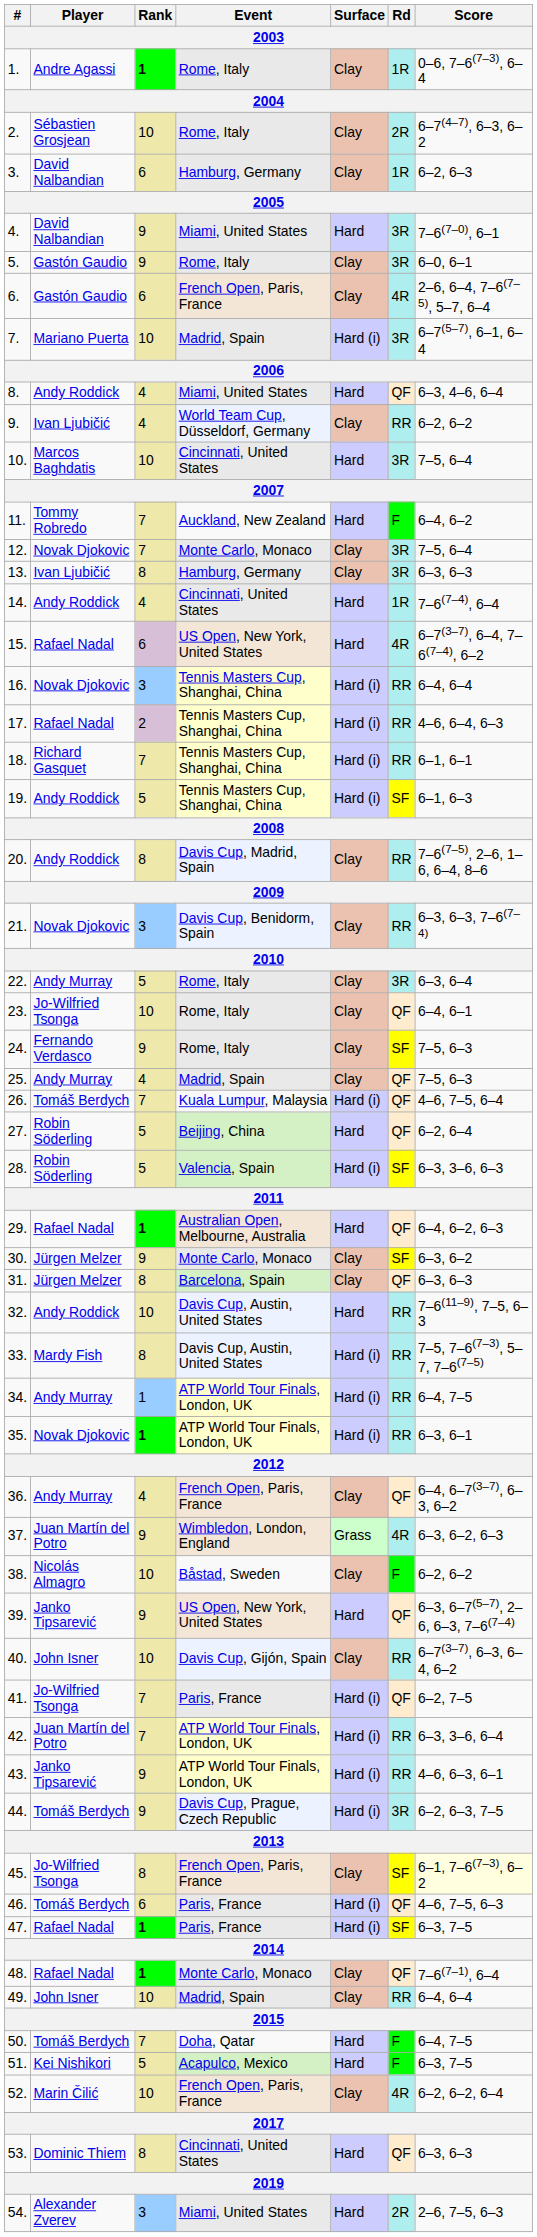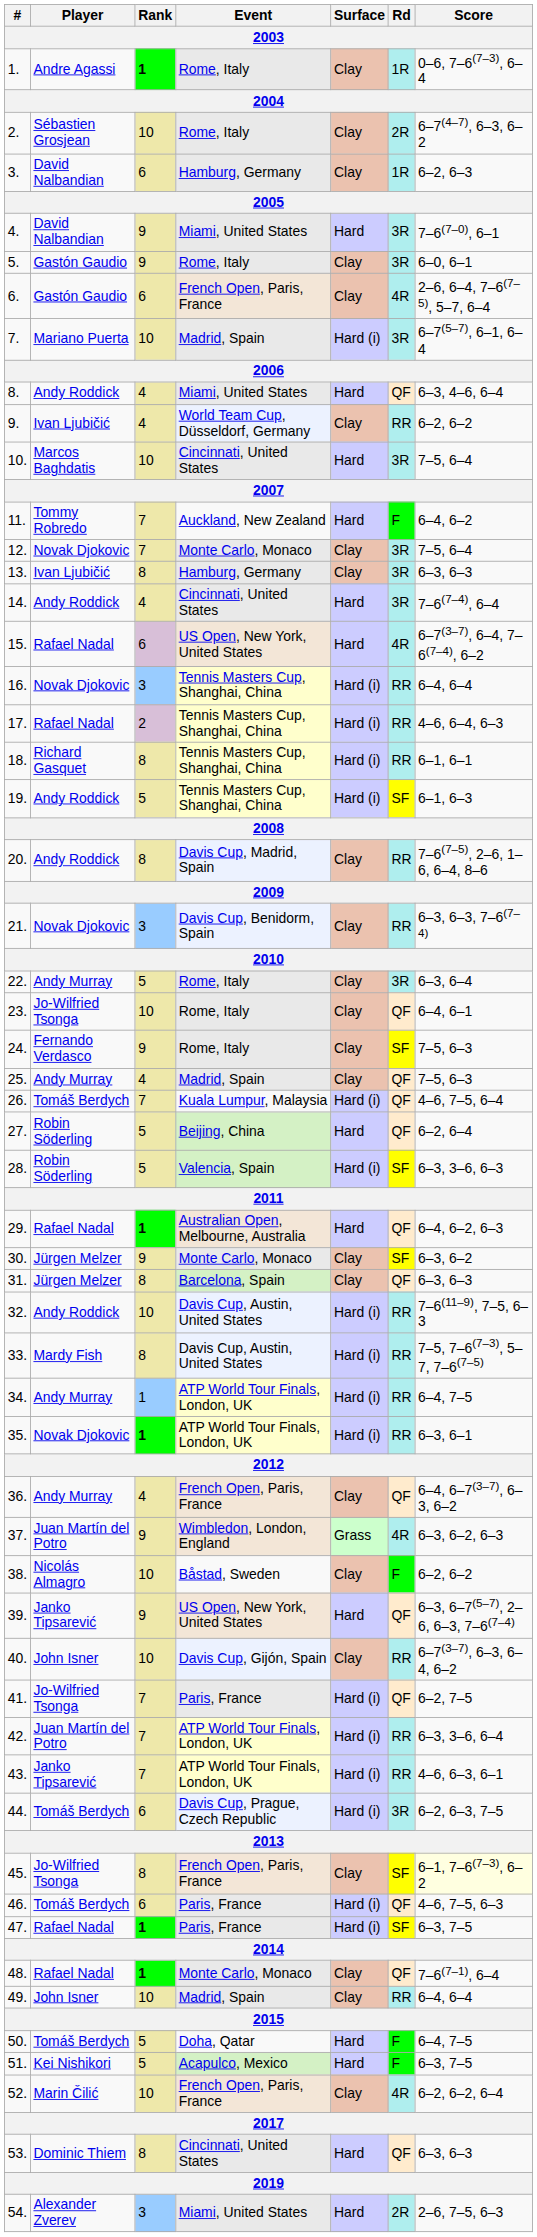(400, 602) 1R -> (400, 602) 3R
(142, 761) 7 -> (142, 761) 8
(349, 1312) Hard -> (357, 1312) Hard (i)
(142, 1774) 9 -> (142, 1774) 7
(142, 1811) 9 -> (142, 1811) 6
(142, 2041) 7 -> (142, 2041) 5
